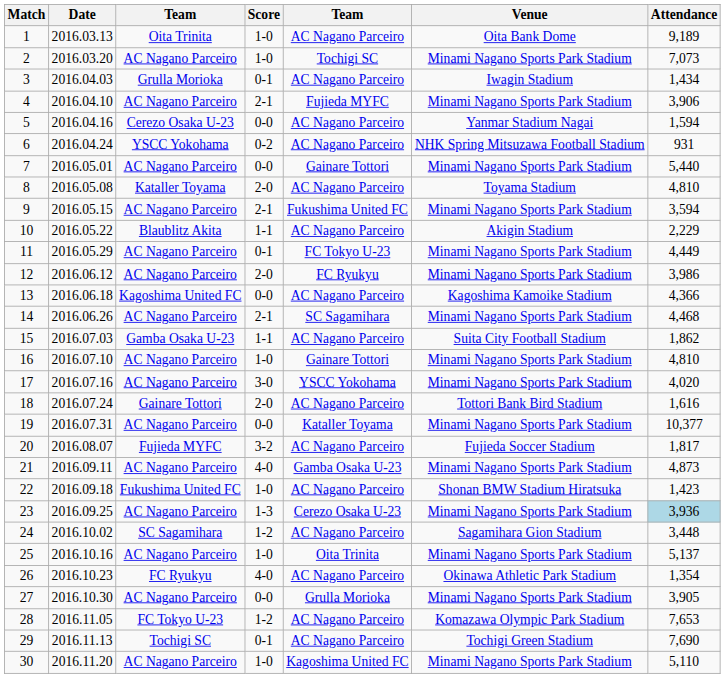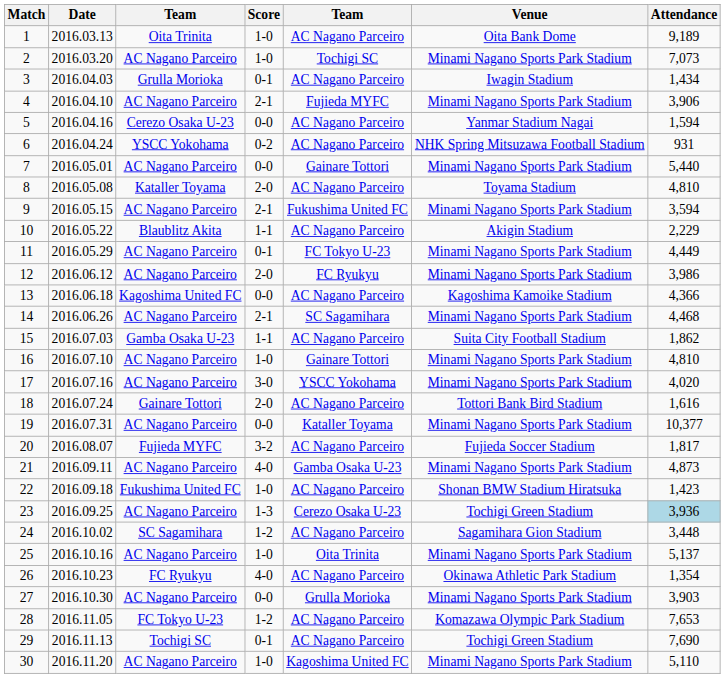(530, 511) Minami Nagano Sports Park Stadium -> (530, 511) Tochigi Green Stadium
(684, 597) 3,905 -> (684, 597) 3,903
